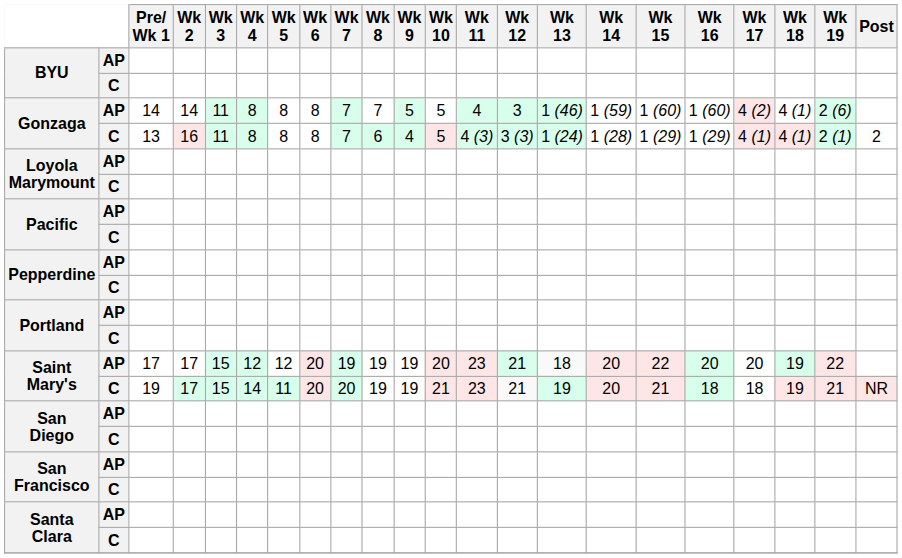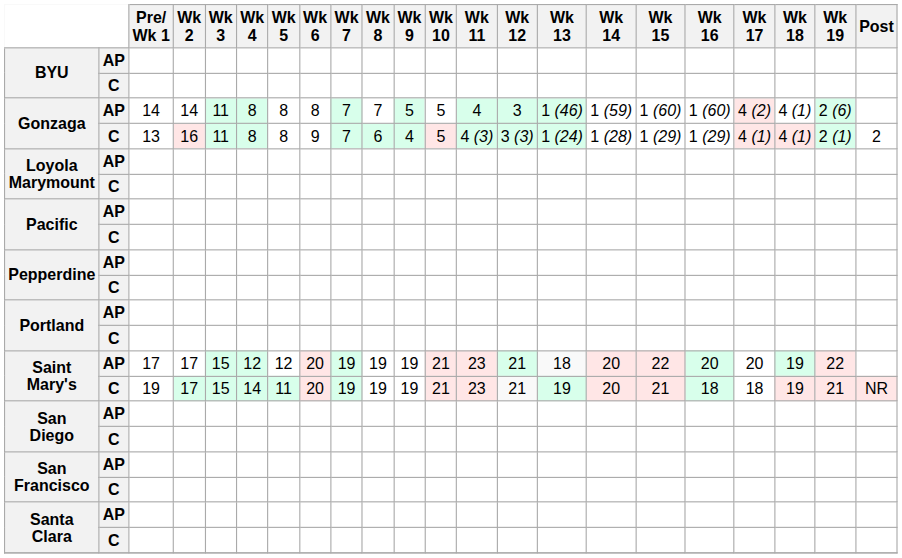(315, 136) 8 -> (315, 136) 9
(441, 364) 20 -> (441, 364) 21
(347, 389) 20 -> (347, 389) 19
